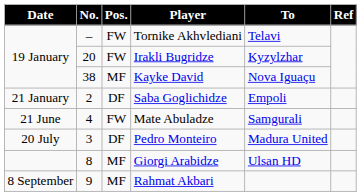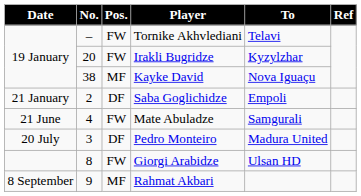(116, 160) MF -> (116, 160) FW
